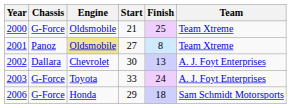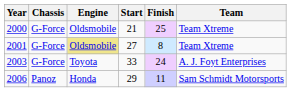(44, 46) Panoz -> (48, 46) G-Force
- row: (17, 62)
(48, 95) G-Force -> (44, 79) Panoz
(161, 95) 18 -> (161, 79) 11
